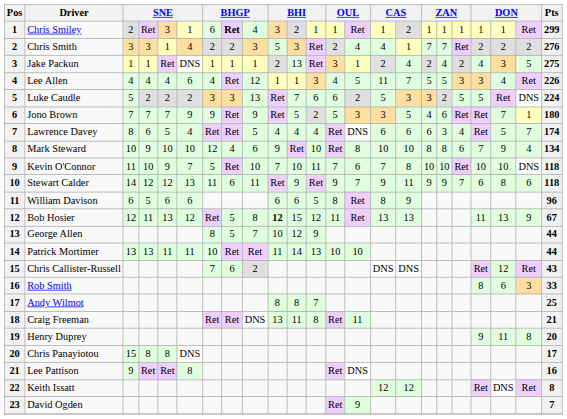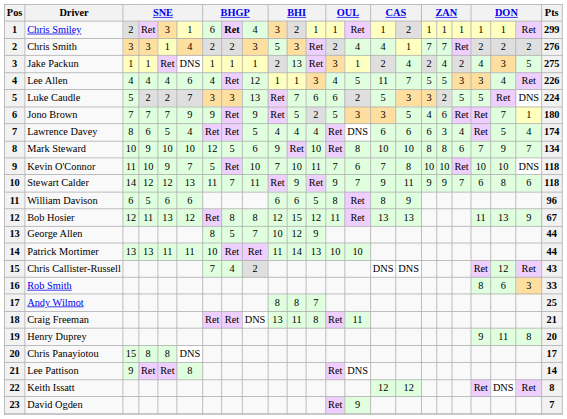(190, 97) 2 -> (190, 97) 7
(529, 131) 7 -> (529, 131) 4
(232, 149) 4 -> (232, 149) 5
(529, 149) 4 -> (529, 149) 7
(232, 183) 6 -> (232, 183) 7
(232, 217) 5 -> (232, 217) 8
(277, 217) bold -> (277, 217) normal
(232, 268) 6 -> (232, 268) 4
(552, 370) 16 -> (552, 370) 14
